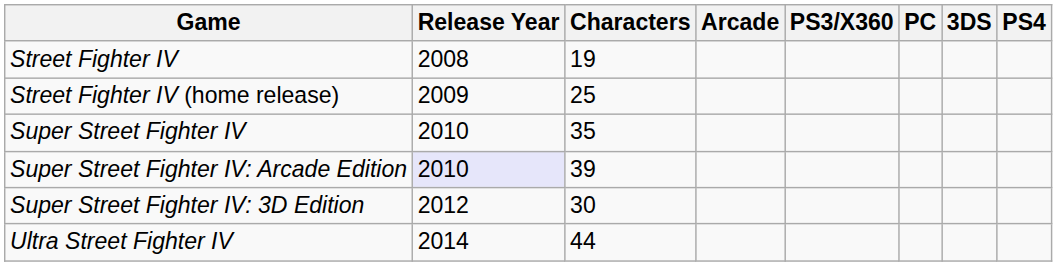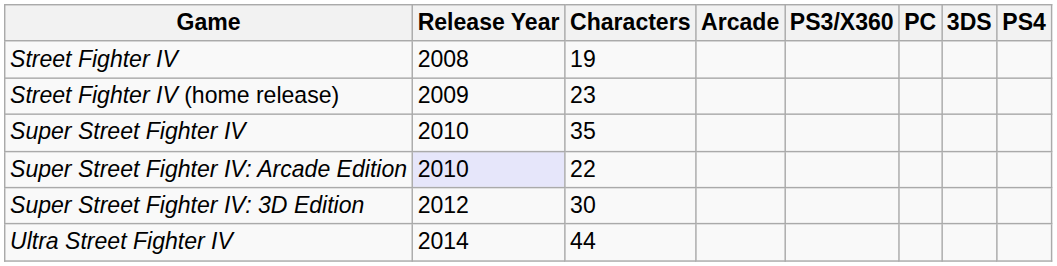(583, 95) 25 -> (583, 95) 23
(583, 168) 39 -> (583, 168) 22
